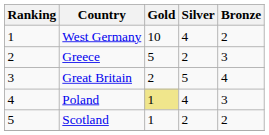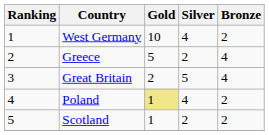(224, 57) 3 -> (224, 57) 4
(224, 99) 3 -> (224, 99) 2
